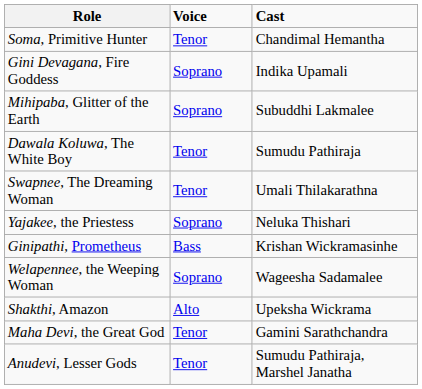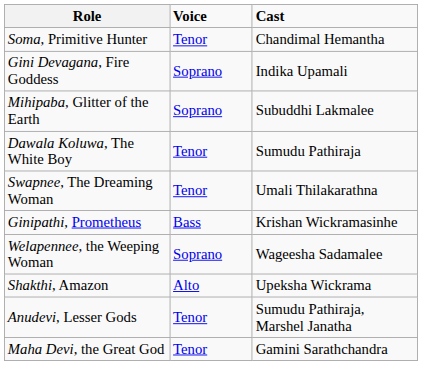- row: (71, 222)
rows swapped: (86, 332) <-> (72, 364)
